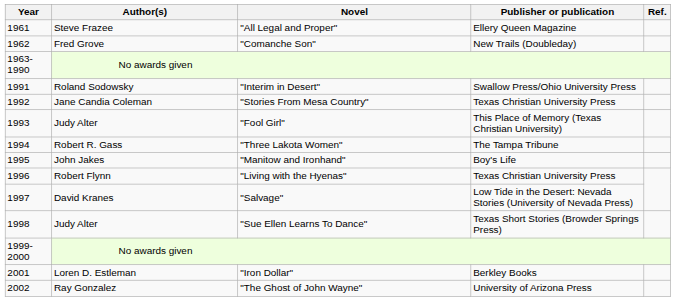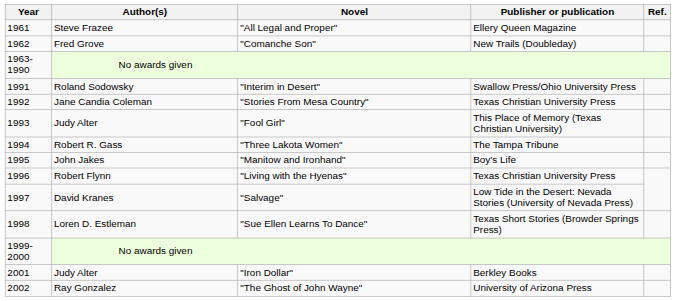(76, 224) Judy Alter -> (95, 224) Loren D. Estleman
(95, 272) Loren D. Estleman -> (76, 272) Judy Alter
